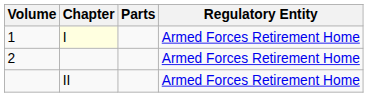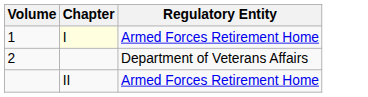- column: (138, 15)
(261, 59) Armed Forces Retirement Home -> (215, 59) Department of Veterans Affairs
